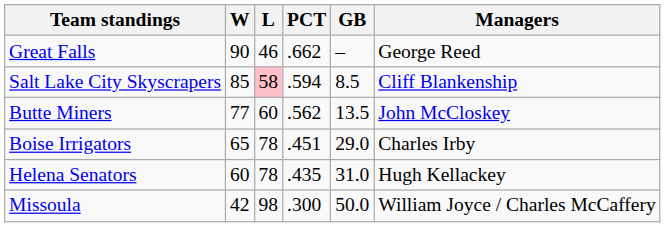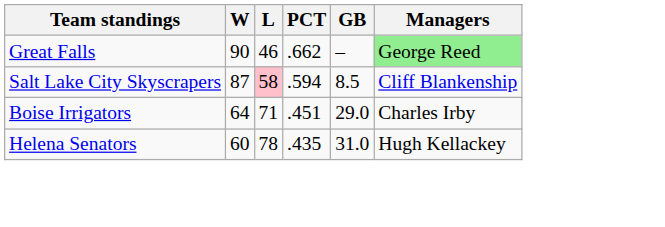(429, 50) no background -> (429, 50) lightgreen background
(240, 81) 85 -> (240, 81) 87
- row: (60, 112)
(240, 143) 65 -> (240, 112) 64
(268, 143) 78 -> (268, 112) 71
- row: (45, 205)
